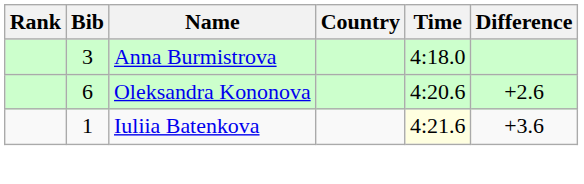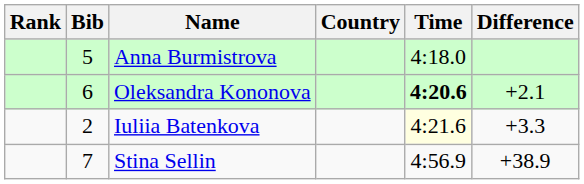(87, 56) 3 -> (87, 56) 5
(438, 91) normal -> (438, 91) bold
(524, 91) +2.6 -> (525, 91) +2.1
(87, 126) 1 -> (87, 126) 2
(524, 126) +3.6 -> (525, 126) +3.3
+ row: (165, 160)
